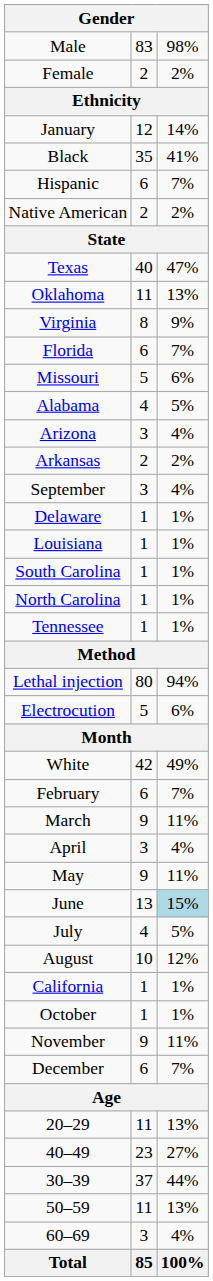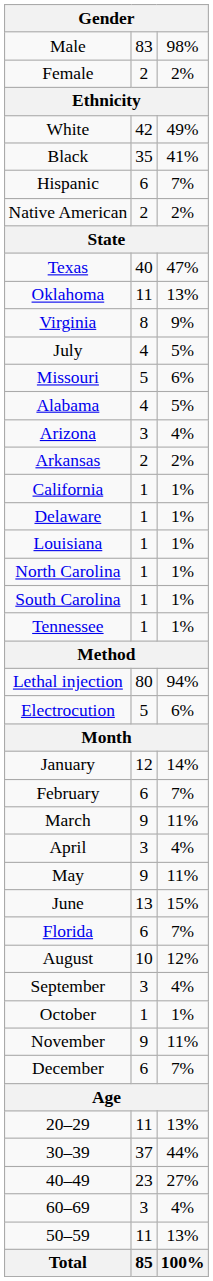rows swapped: (68, 765) <-> (68, 128)
rows swapped: (68, 350) <-> (68, 931)
rows swapped: (68, 986) <-> (68, 488)
rows swapped: (68, 599) <-> (68, 571)
(183, 903) lightblue background -> (183, 903) no background
rows swapped: (68, 1179) <-> (68, 1152)
rows swapped: (68, 1207) <-> (68, 1235)
